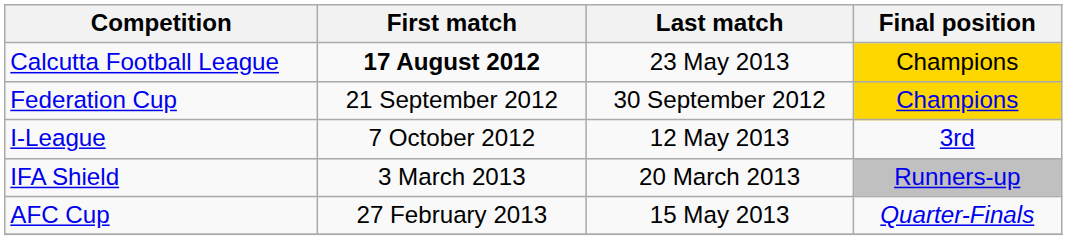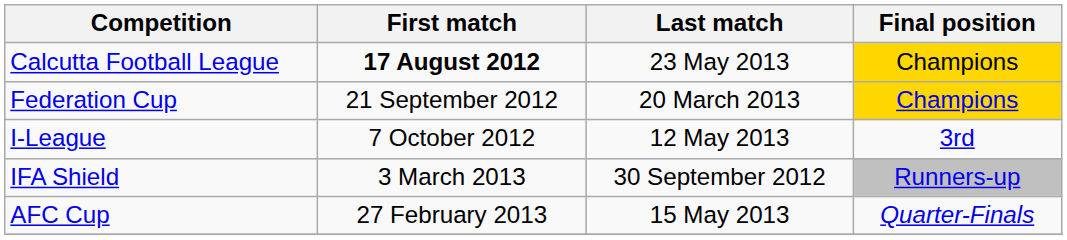(720, 100) 30 September 2012 -> (720, 100) 20 March 2013
(720, 176) 20 March 2013 -> (720, 176) 30 September 2012
